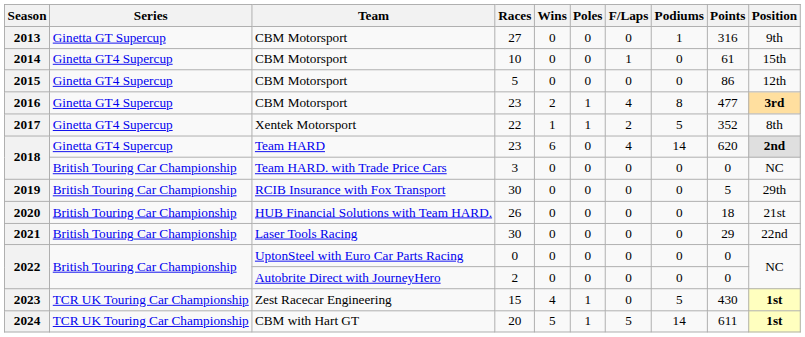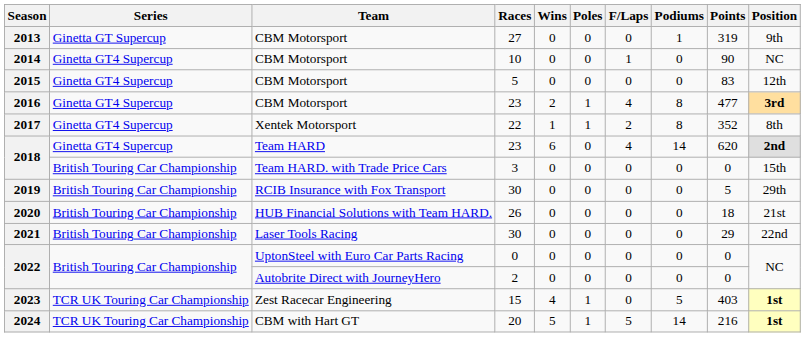(728, 37) 316 -> (728, 37) 319
(728, 59) 61 -> (728, 59) 90
(774, 59) 15th -> (774, 59) NC
(728, 81) 86 -> (728, 81) 83
(679, 125) 5 -> (679, 125) 8
(774, 168) NC -> (774, 168) 15th
(728, 299) 430 -> (728, 299) 403
(728, 321) 611 -> (728, 321) 216
